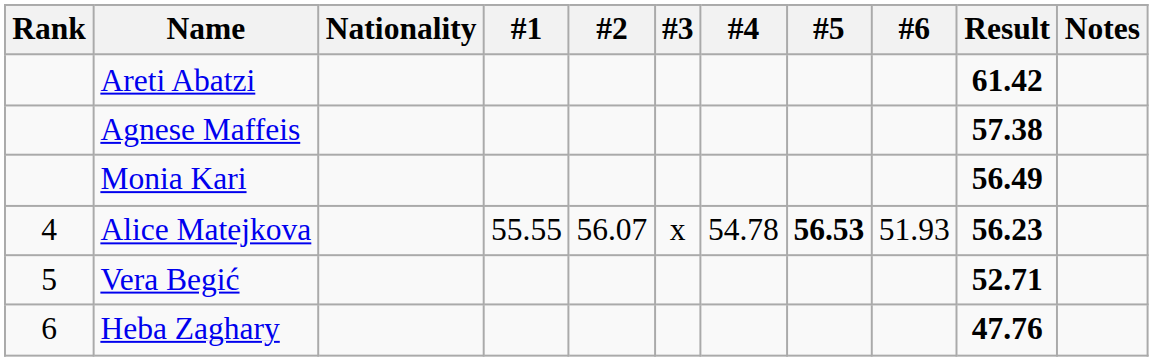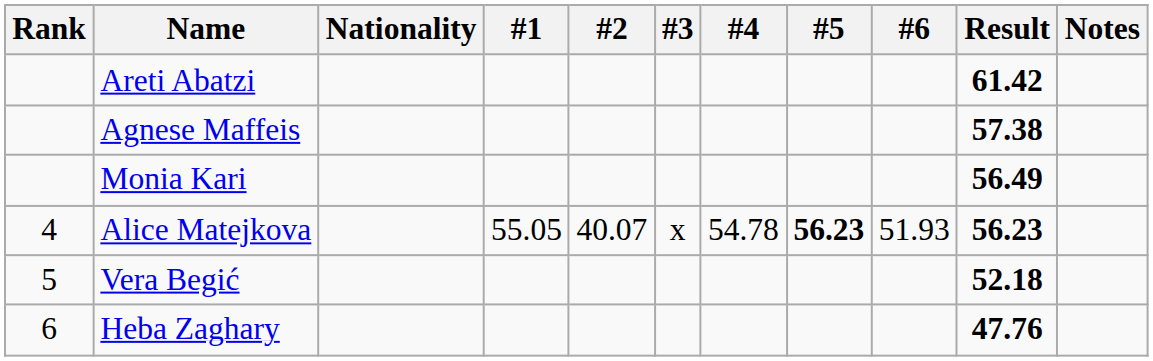(526, 229) 55.55 -> (526, 229) 55.05
(612, 229) 56.07 -> (612, 229) 40.07
(829, 229) 56.53 -> (829, 229) 56.23
(1007, 279) 52.71 -> (1007, 279) 52.18
